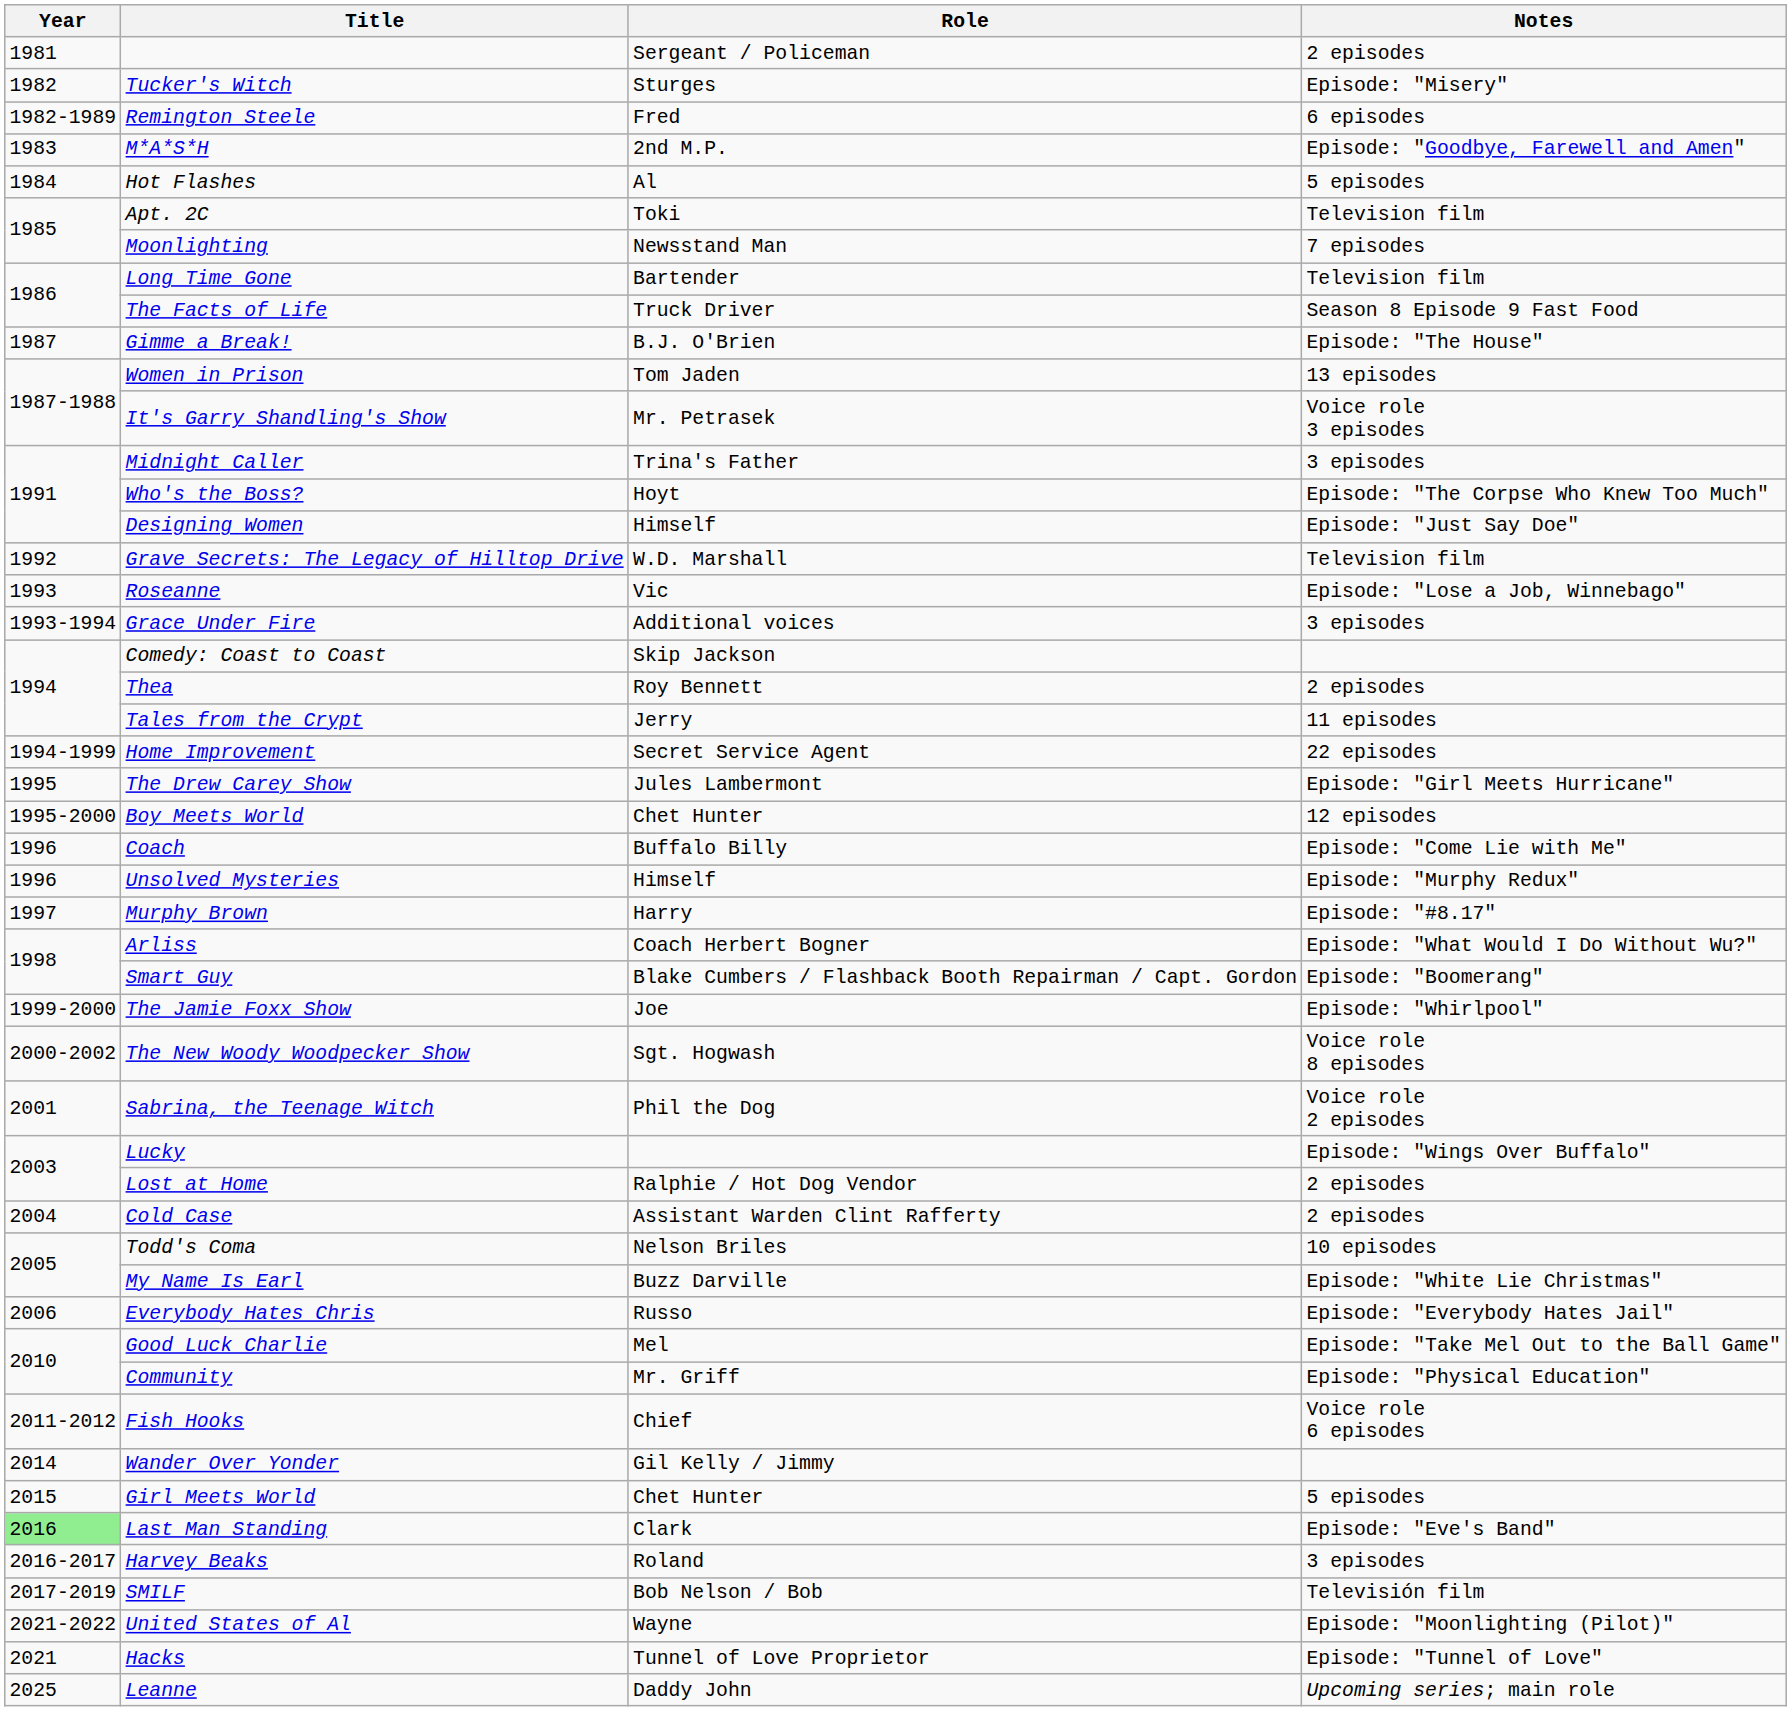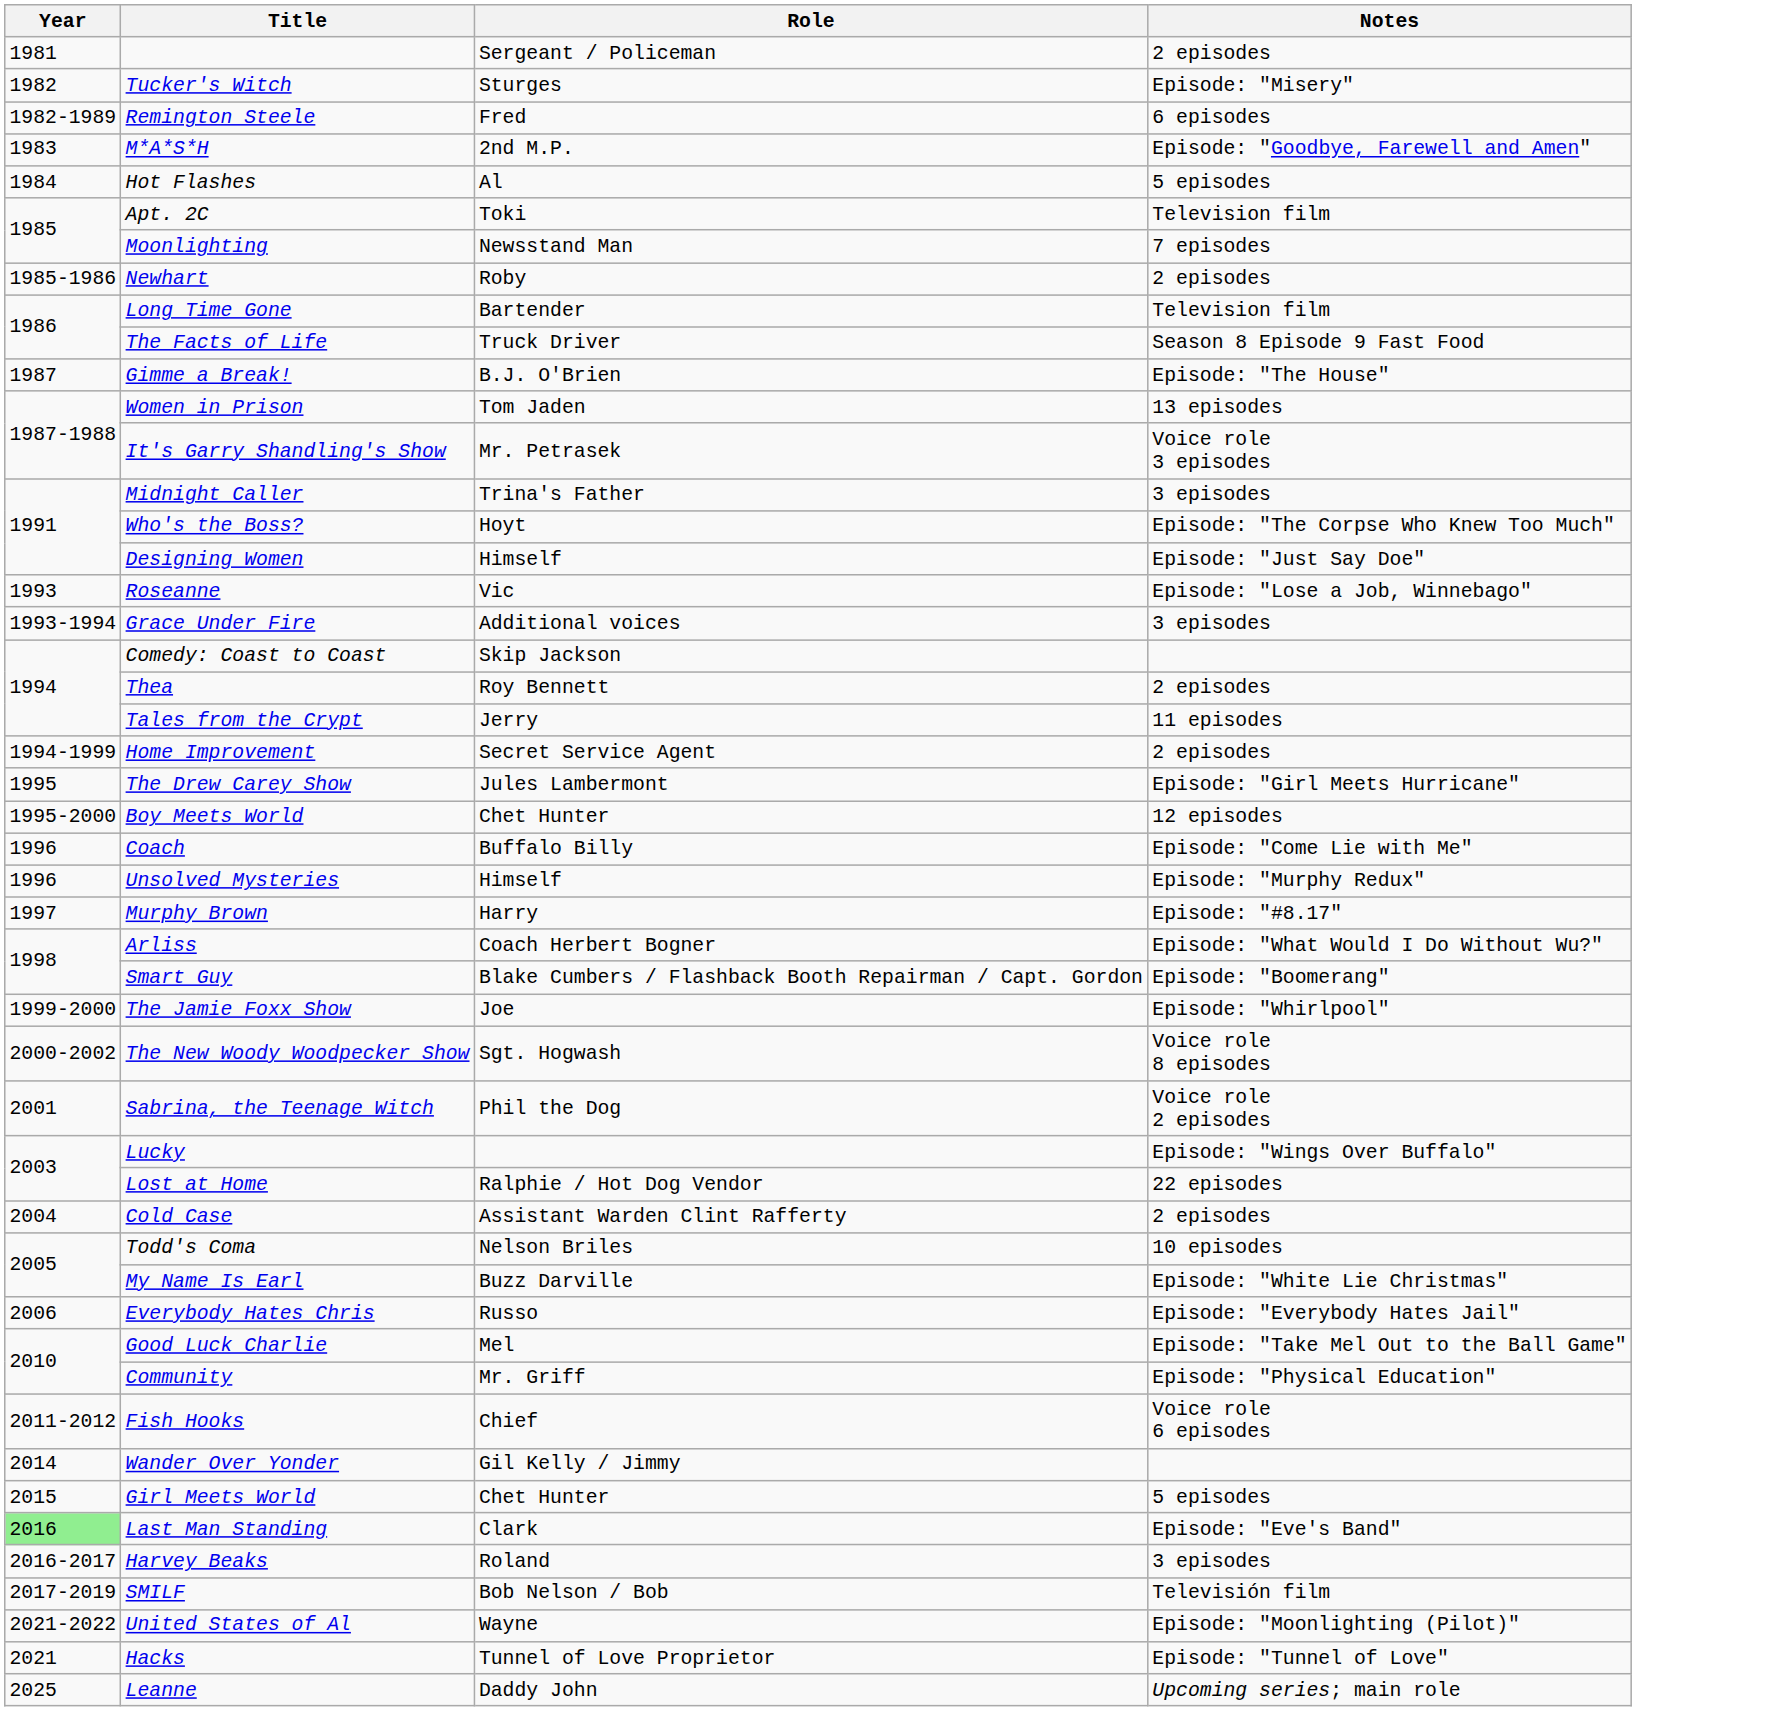+ row: (167, 279)
- row: (375, 559)
(1372, 752) 22 episodes -> (1212, 752) 2 episodes
(1366, 1184) 2 episodes -> (1218, 1184) 22 episodes
